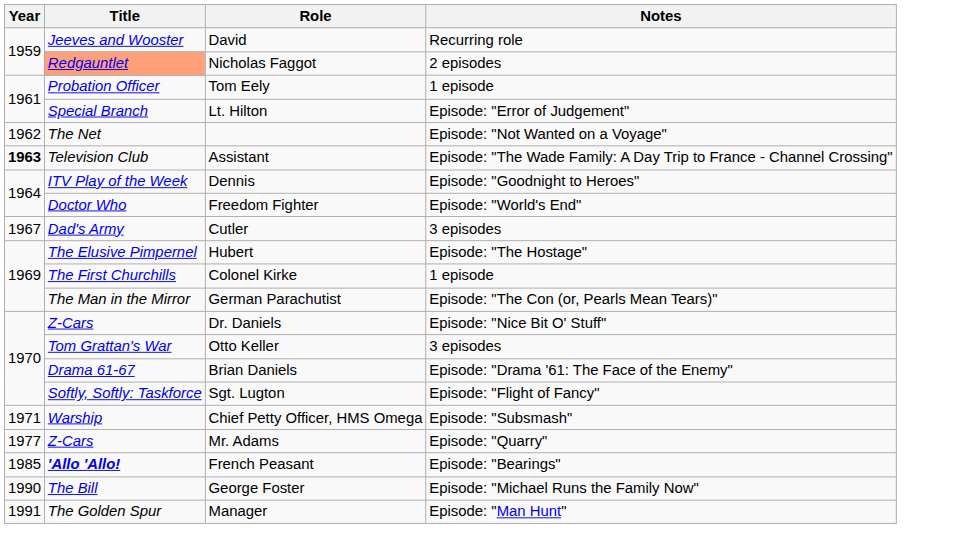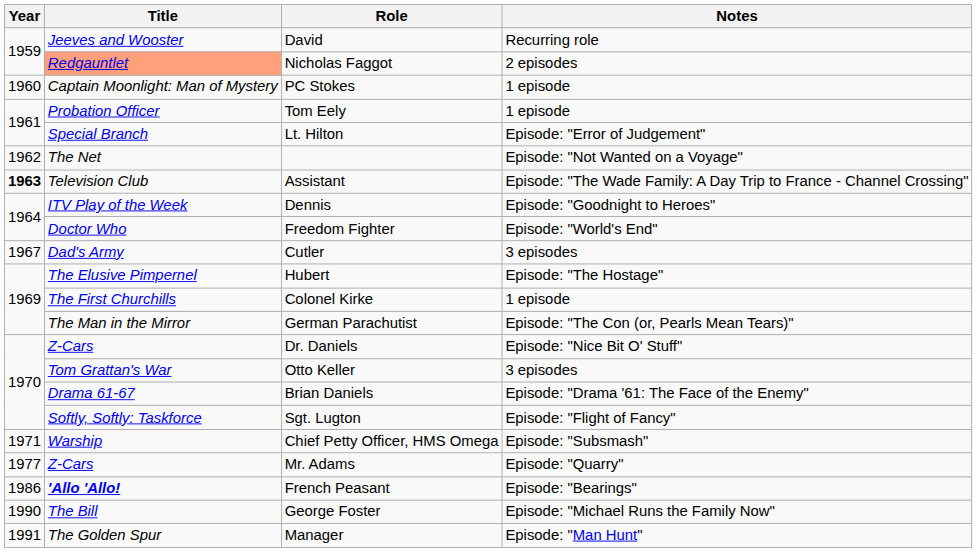+ row: (320, 87)
(24, 464) 1985 -> (24, 488) 1986
